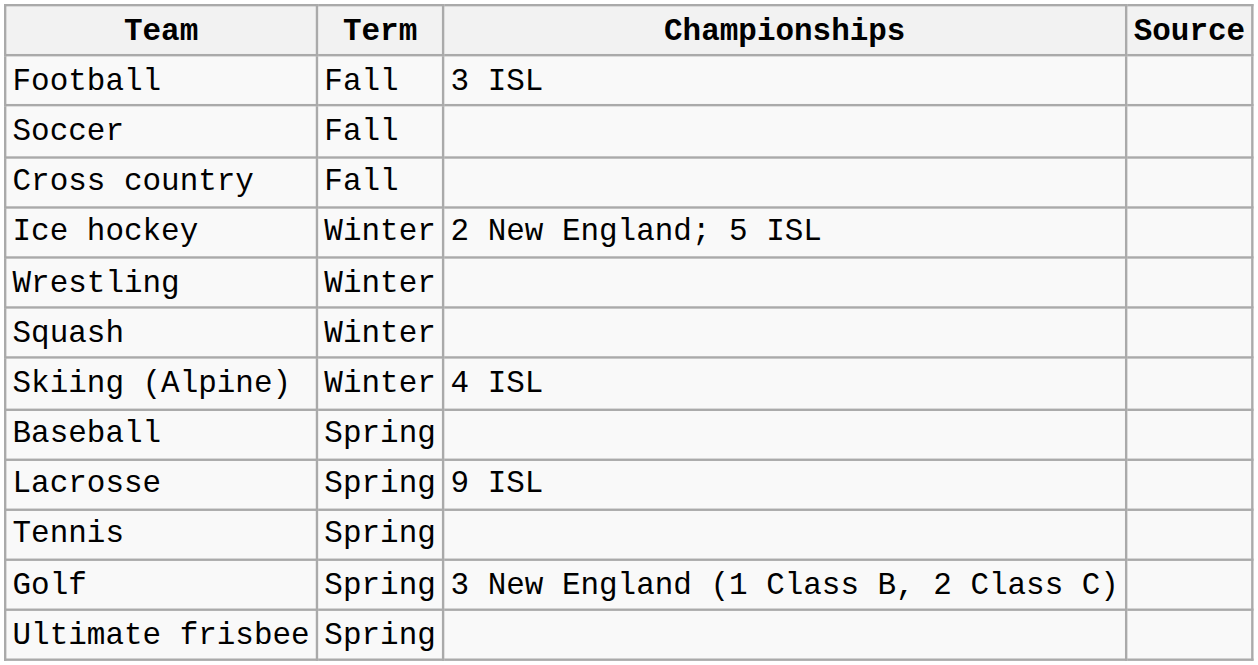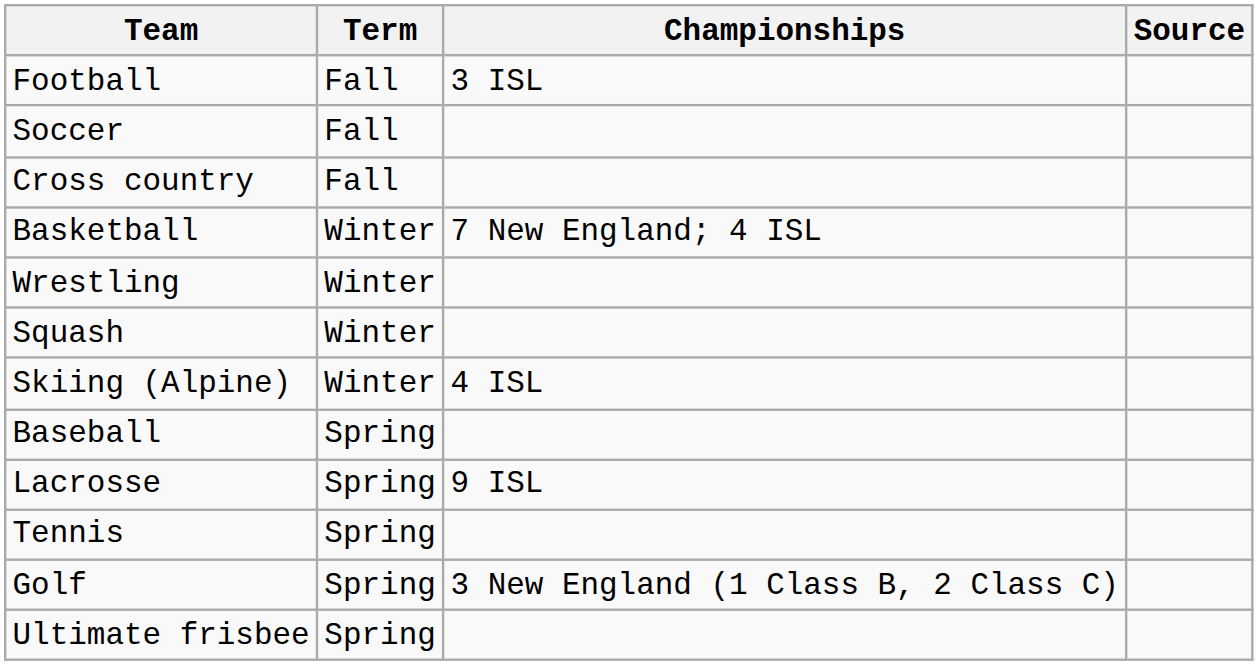- row: (105, 232)
+ row: (105, 232)
